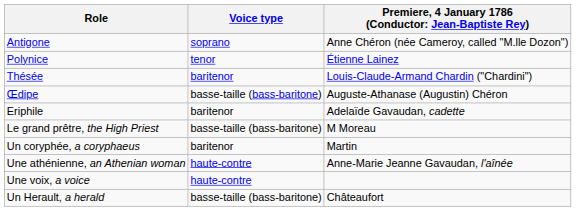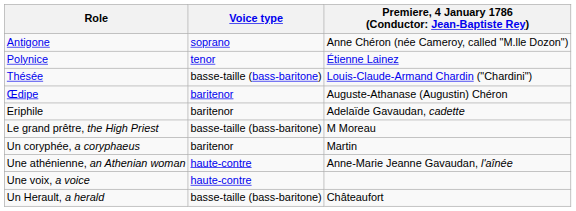(212, 77) baritenor -> (256, 77) basse-taille (bass-baritone)
(256, 94) basse-taille (bass-baritone) -> (212, 94) baritenor
